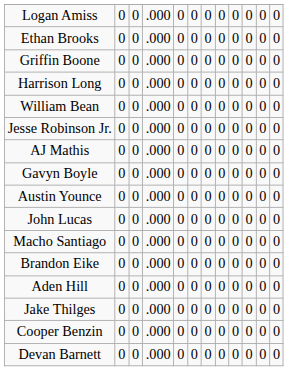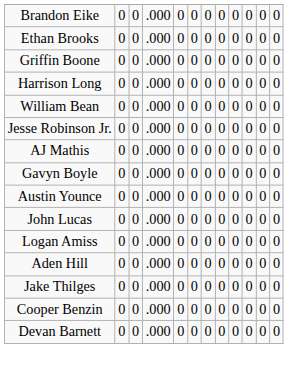rows swapped: (60, 264) <-> (60, 15)
- row: (60, 241)
